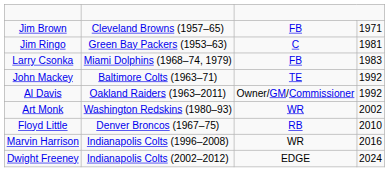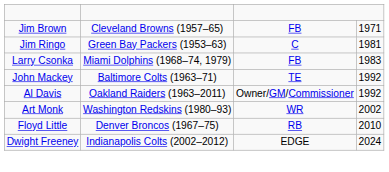- row: (43, 142)
